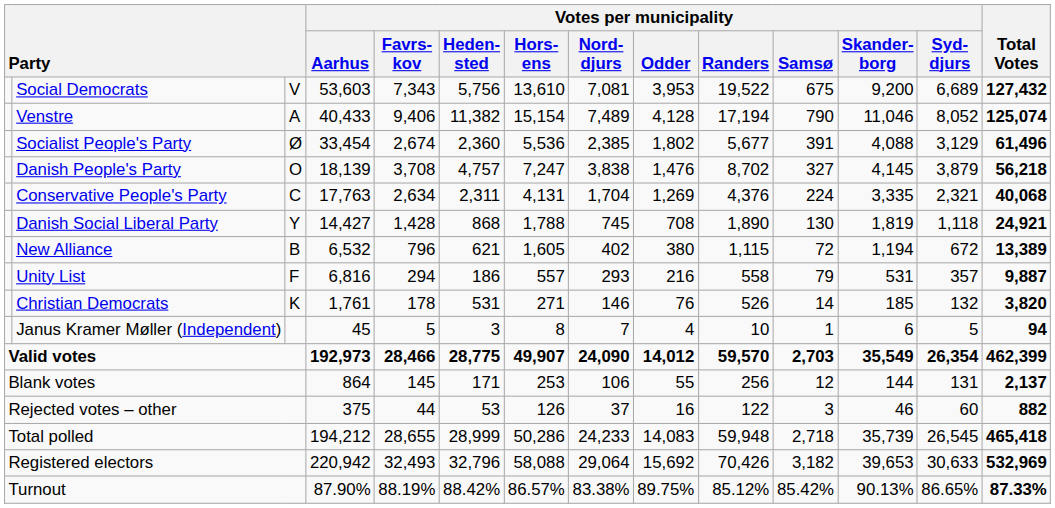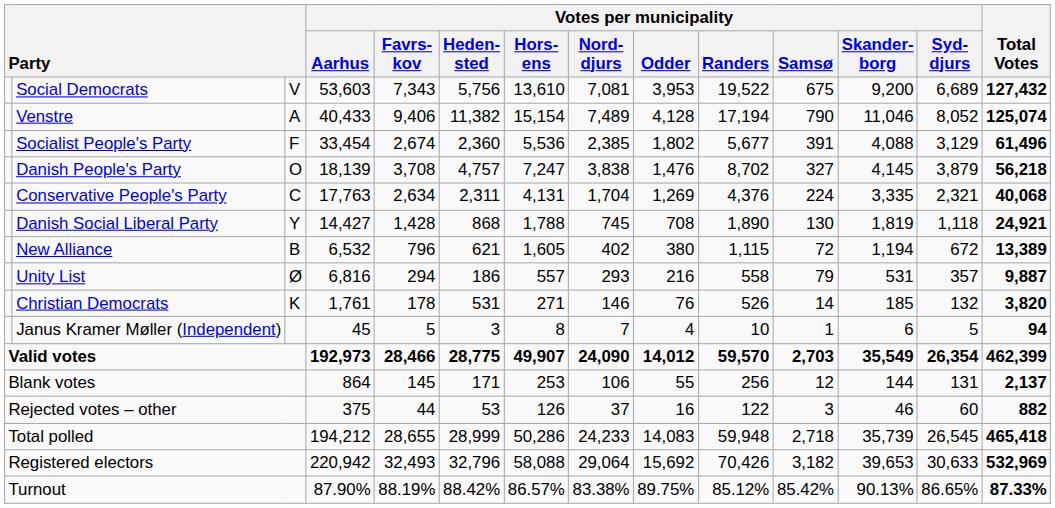(296, 143) Ø -> (294, 143) F
(294, 276) F -> (296, 276) Ø
